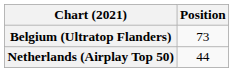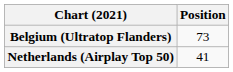(203, 57) 44 -> (203, 57) 41
